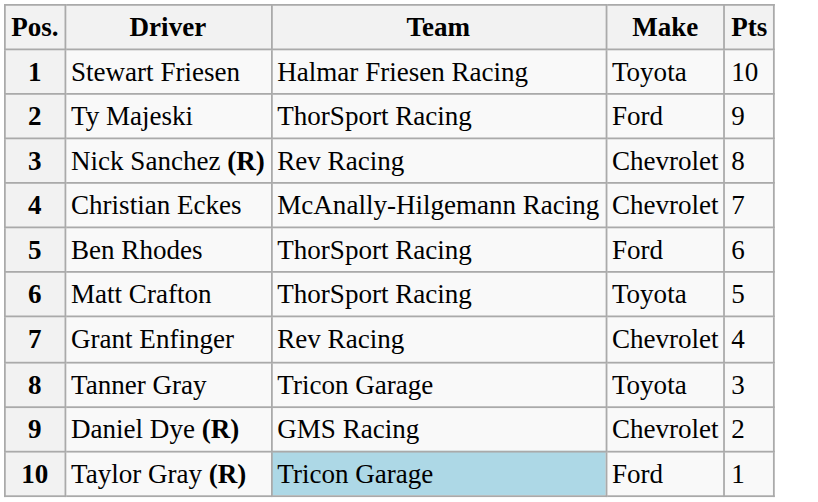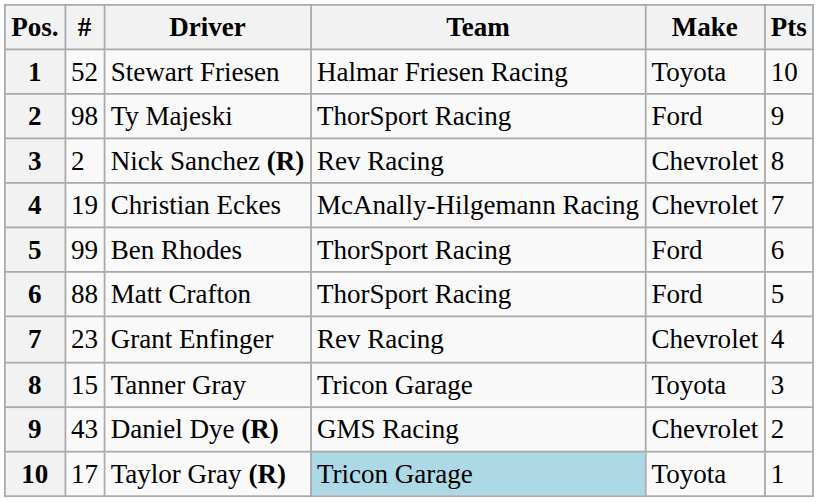+ column: (85, 26)
(649, 294) Toyota -> (677, 294) Ford
(637, 473) Ford -> (689, 473) Toyota
